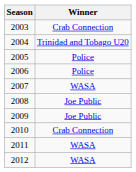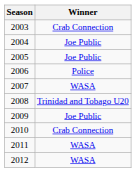(83, 42) Trinidad and Tobago U20 -> (83, 42) Joe Public
(83, 56) Police -> (83, 56) Joe Public
(83, 101) Joe Public -> (83, 101) Trinidad and Tobago U20
